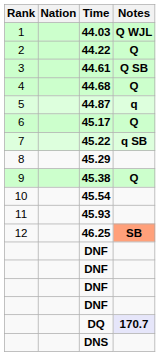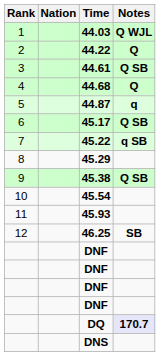(134, 123) Q -> (134, 123) Q SB
(134, 178) Q -> (134, 178) Q SB
(134, 232) lightsalmon background -> (134, 232) no background
